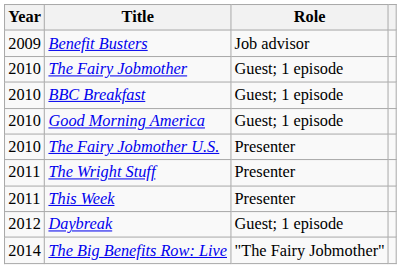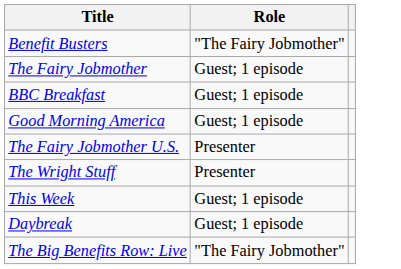- column: (25, 17)
(272, 43) Job advisor -> (269, 43) "The Fairy Jobmother"
(265, 198) Presenter -> (249, 198) Guest; 1 episode
